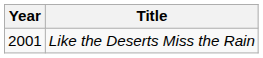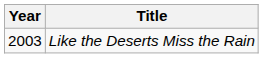(25, 40) 2001 -> (25, 40) 2003
